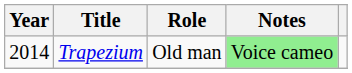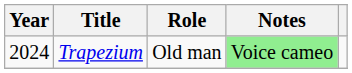(29, 52) 2014 -> (29, 52) 2024
